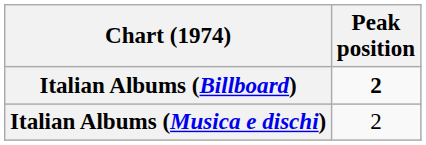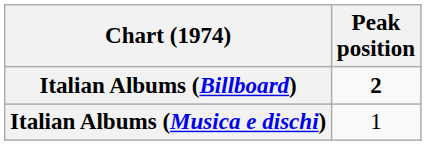(376, 121) 2 -> (376, 121) 1
